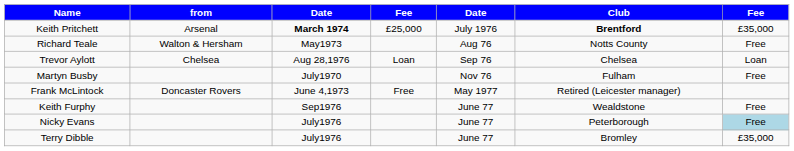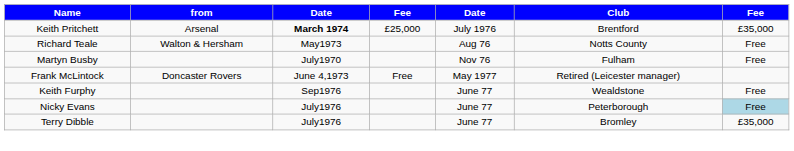(619, 28) bold -> (618, 28) normal
- row: (67, 60)
